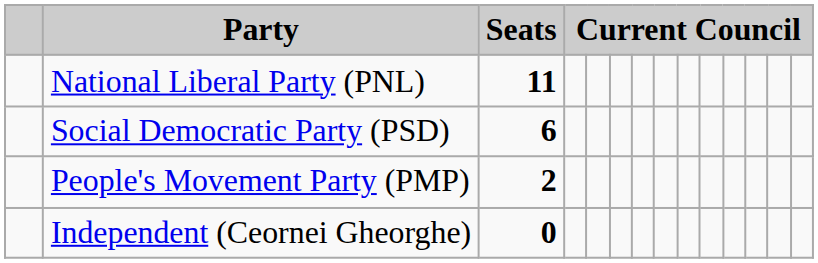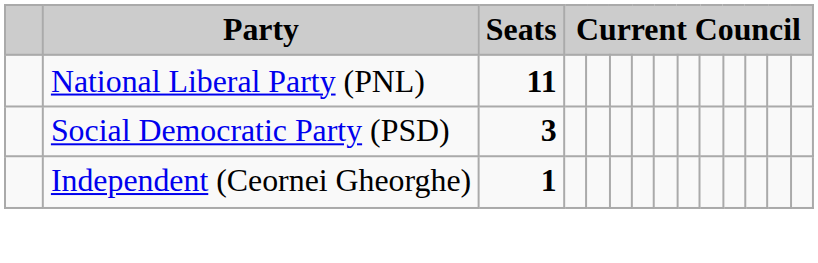(549, 130) 6 -> (549, 130) 3
- row: (260, 181)
(549, 231) 0 -> (549, 181) 1
